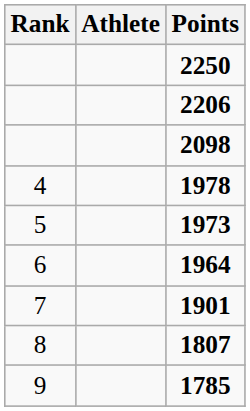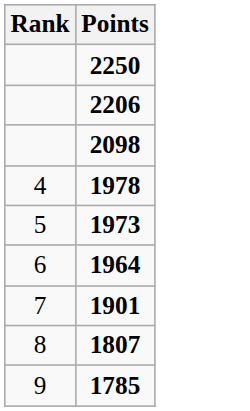- column: (121, 24)
